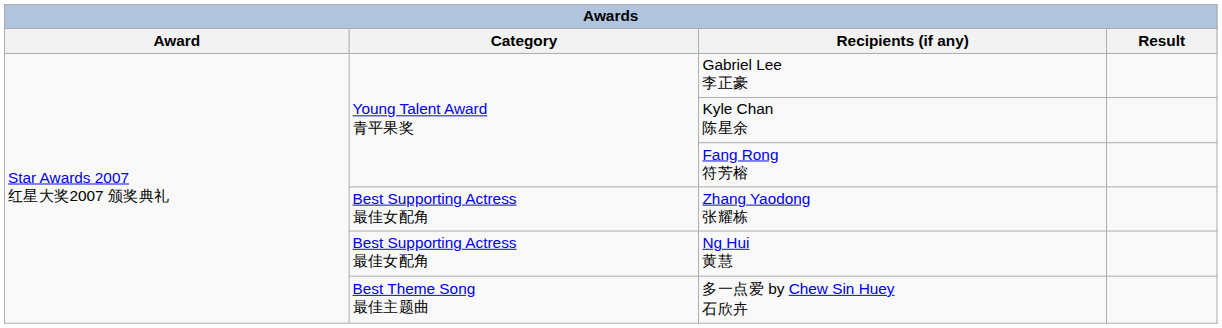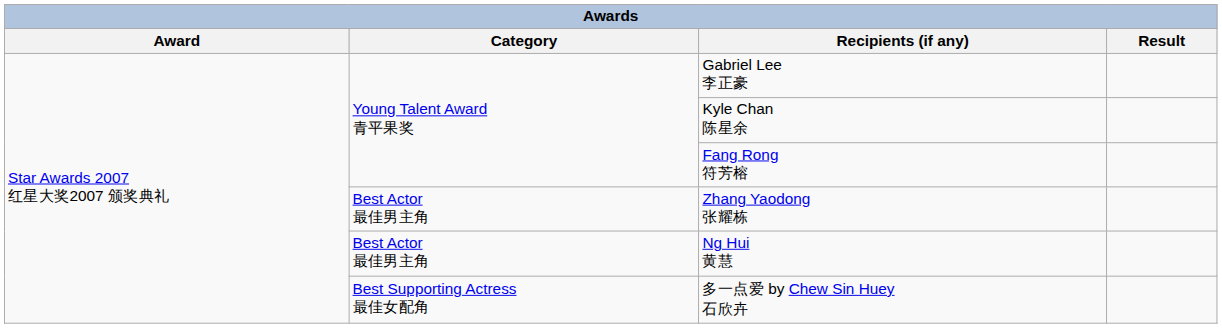(435, 208) Best Supporting Actress 最佳女配角 -> (391, 208) Best Actor 最佳男主角
(435, 252) Best Supporting Actress 最佳女配角 -> (391, 252) Best Actor 最佳男主角
(414, 298) Best Theme Song 最佳主题曲 -> (435, 298) Best Supporting Actress 最佳女配角
